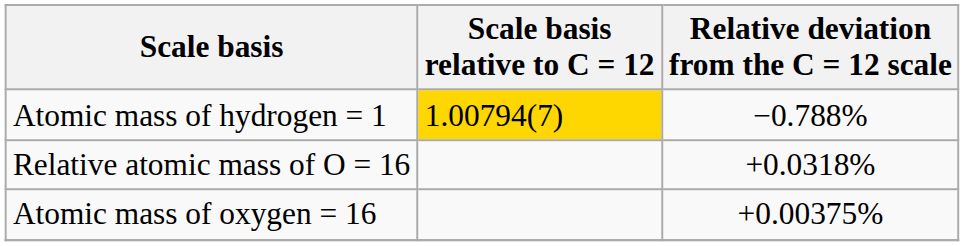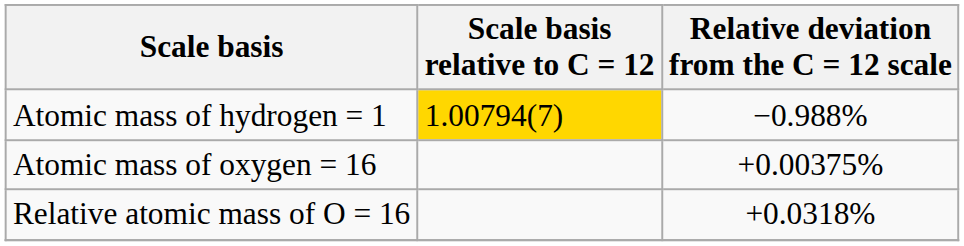(810, 114) −0.788% -> (810, 114) −0.988%
rows swapped: (195, 213) <-> (212, 164)
